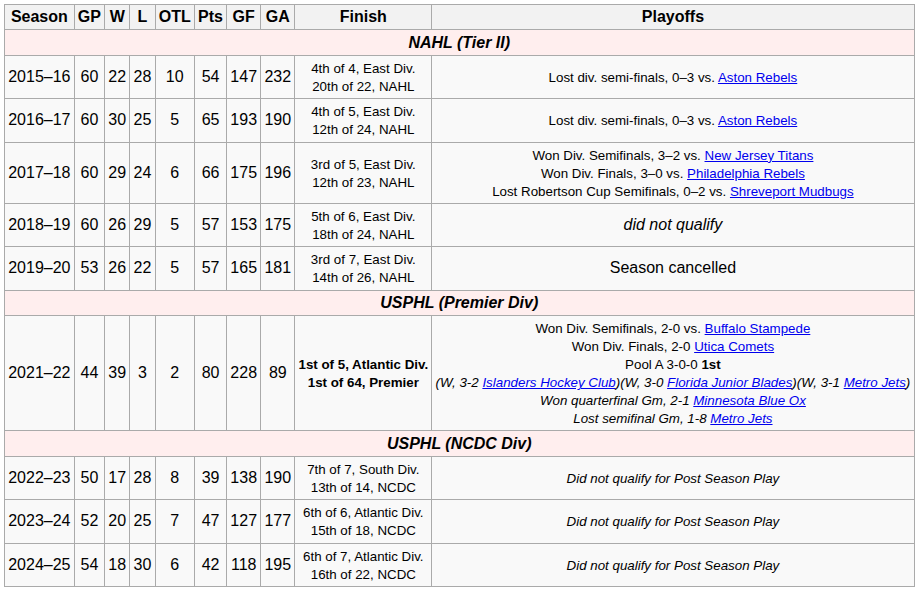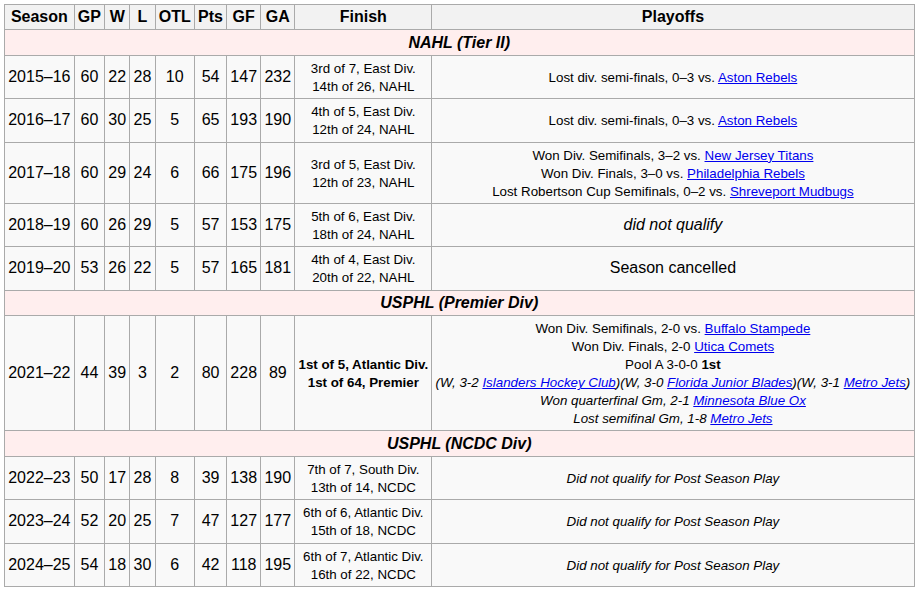(363, 77) 4th of 4, East Div. 20th of 22, NAHL -> (363, 77) 3rd of 7, East Div. 14th of 26, NAHL
(363, 269) 3rd of 7, East Div. 14th of 26, NAHL -> (363, 269) 4th of 4, East Div. 20th of 22, NAHL
